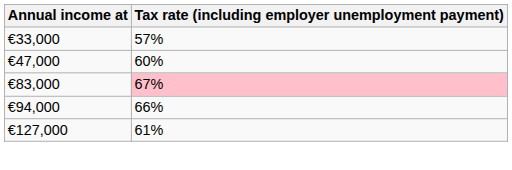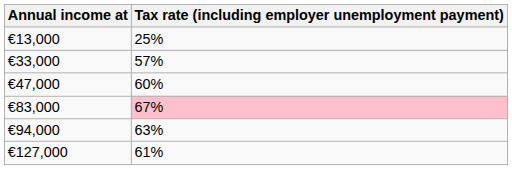+ row: (34, 38)
(149, 107) 66% -> (149, 130) 63%
